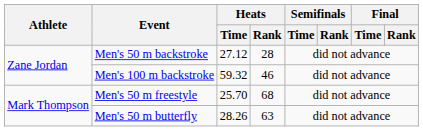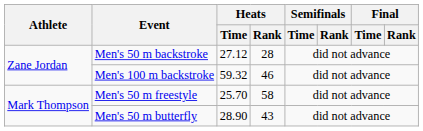(267, 95) 68 -> (267, 95) 58
(234, 115) 28.26 -> (234, 115) 28.90
(267, 115) 63 -> (267, 115) 43
